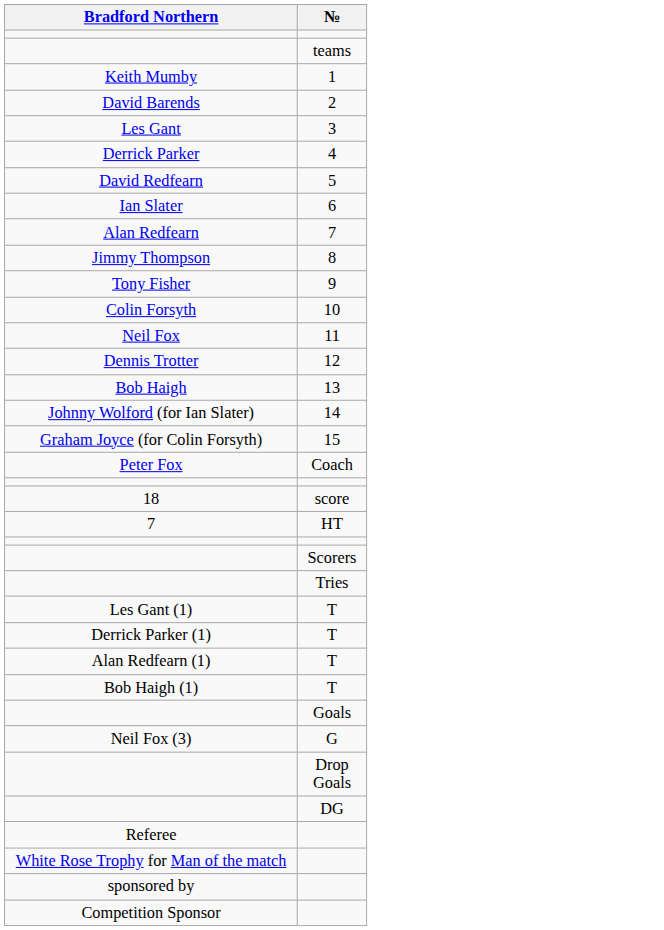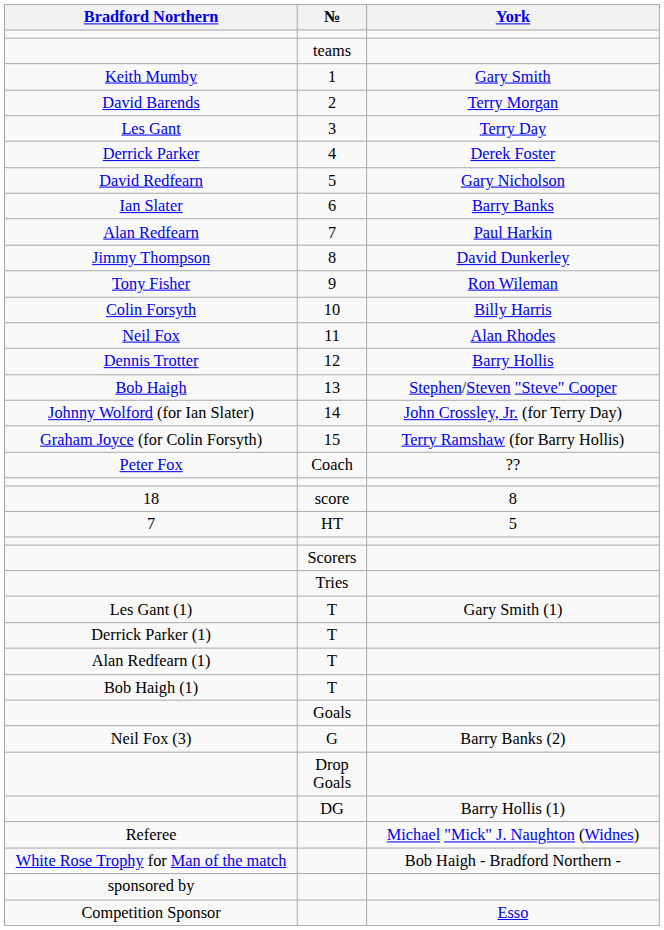+ column: (513, 17)
